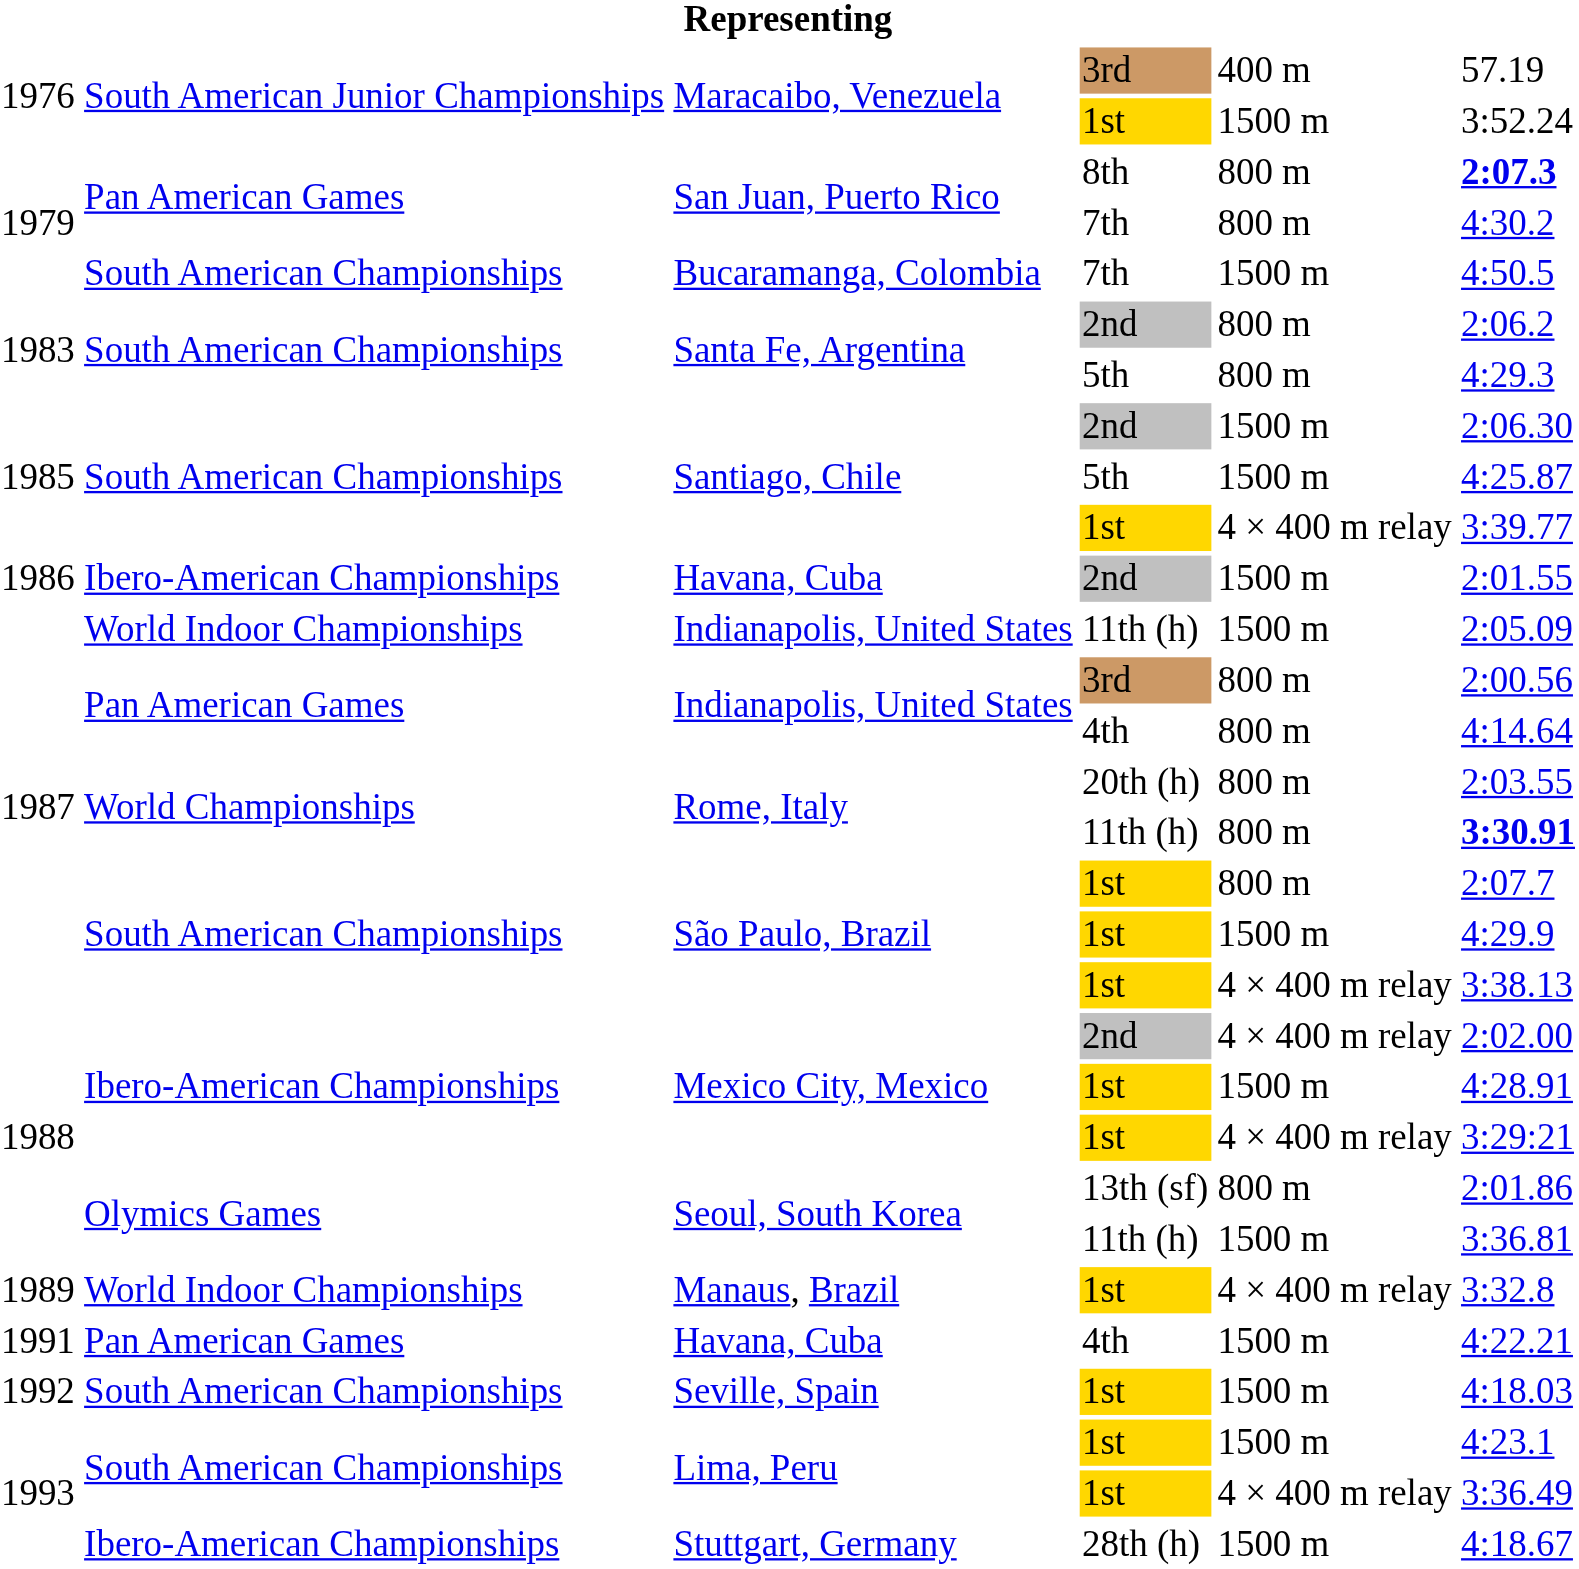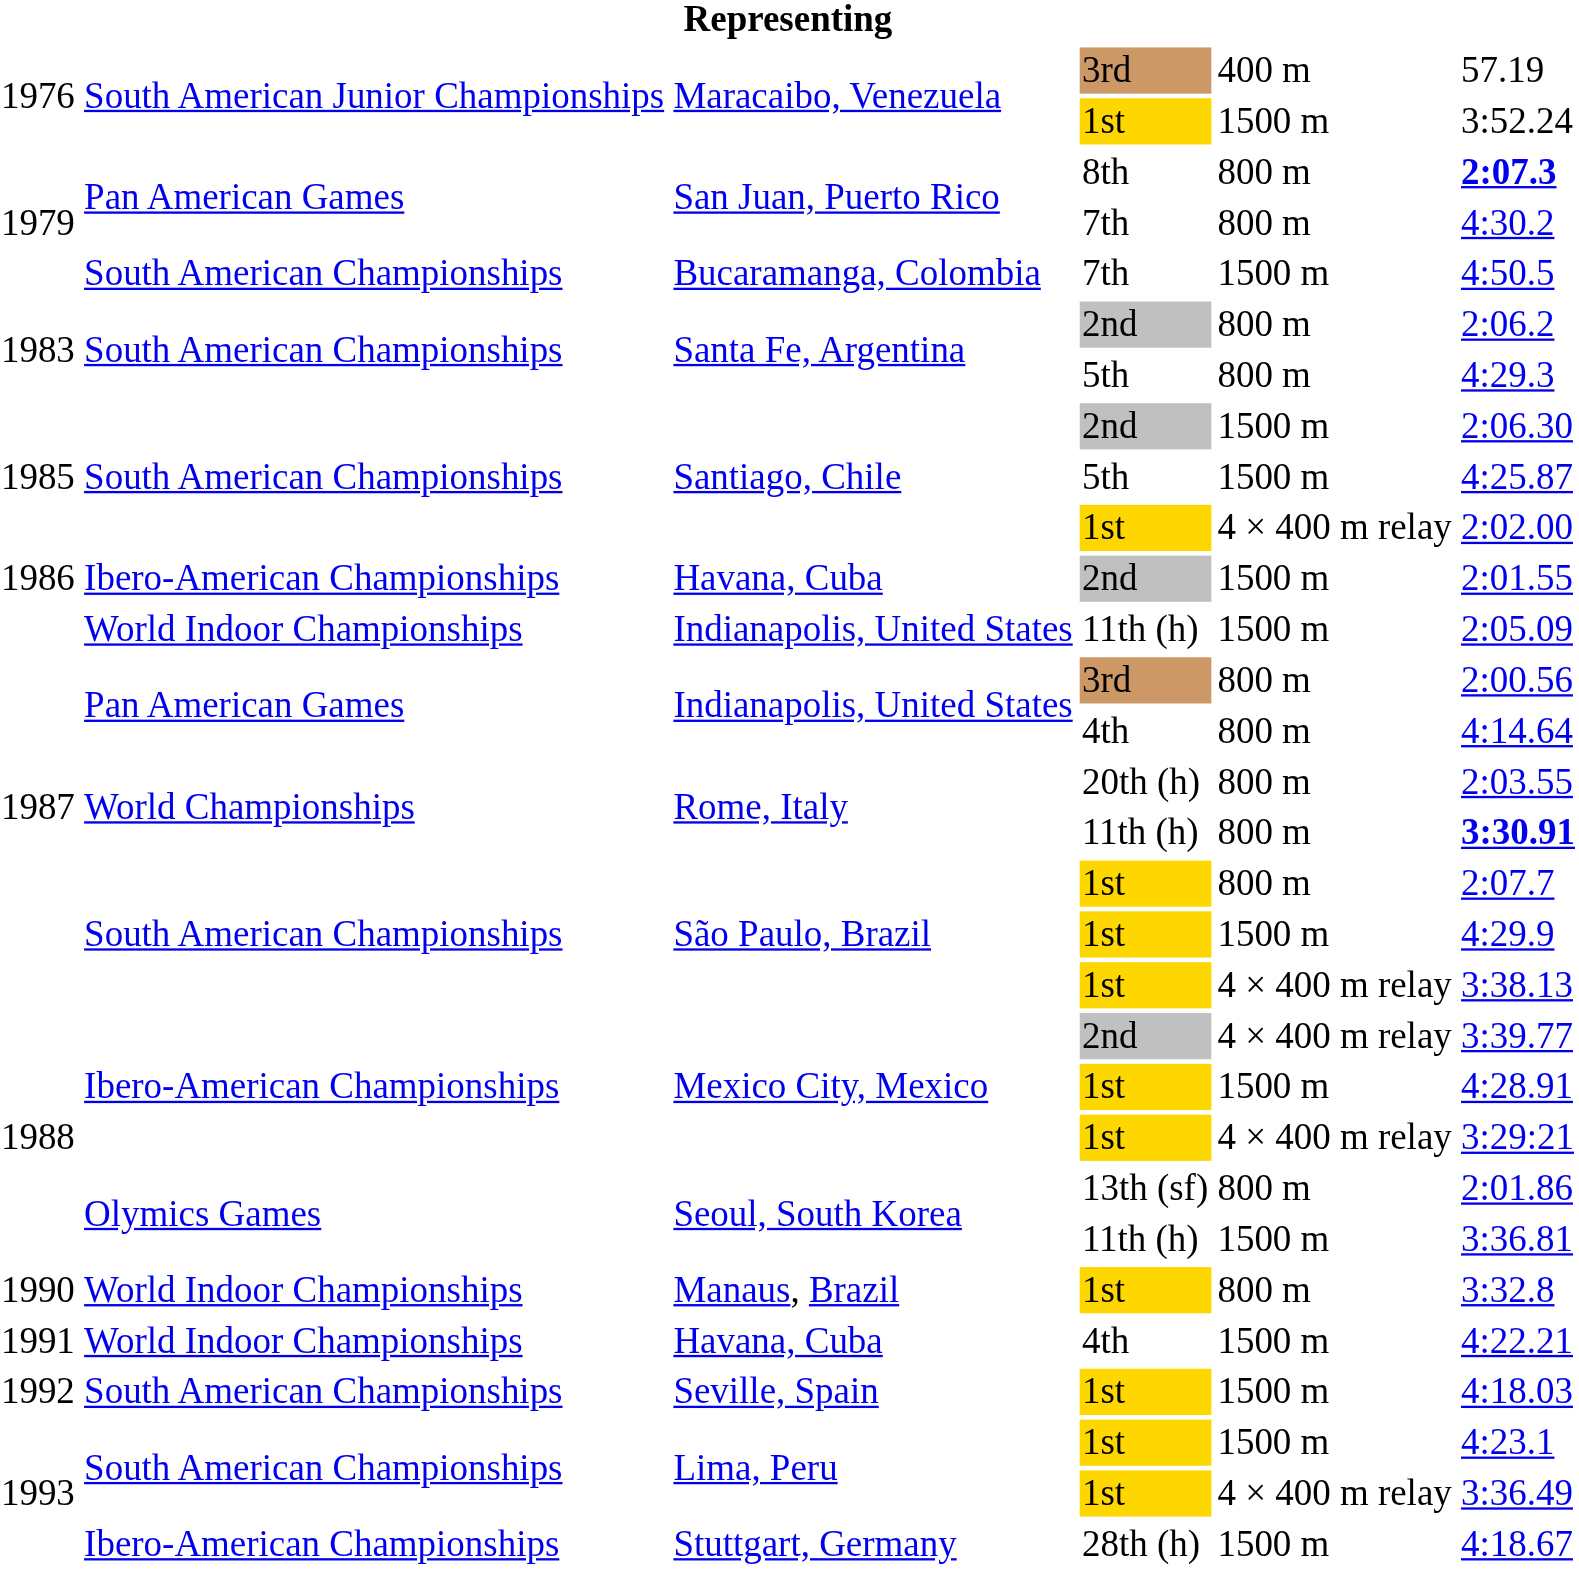(1517, 527) 3:39.77 -> (1517, 527) 2:02.00
(1517, 1035) 2:02.00 -> (1517, 1035) 3:39.77
(38, 1289) 1989 -> (38, 1289) 1990
(1335, 1289) 4 × 400 m relay -> (1264, 1289) 800 m
(244, 1340) Pan American Games -> (303, 1340) World Indoor Championships
